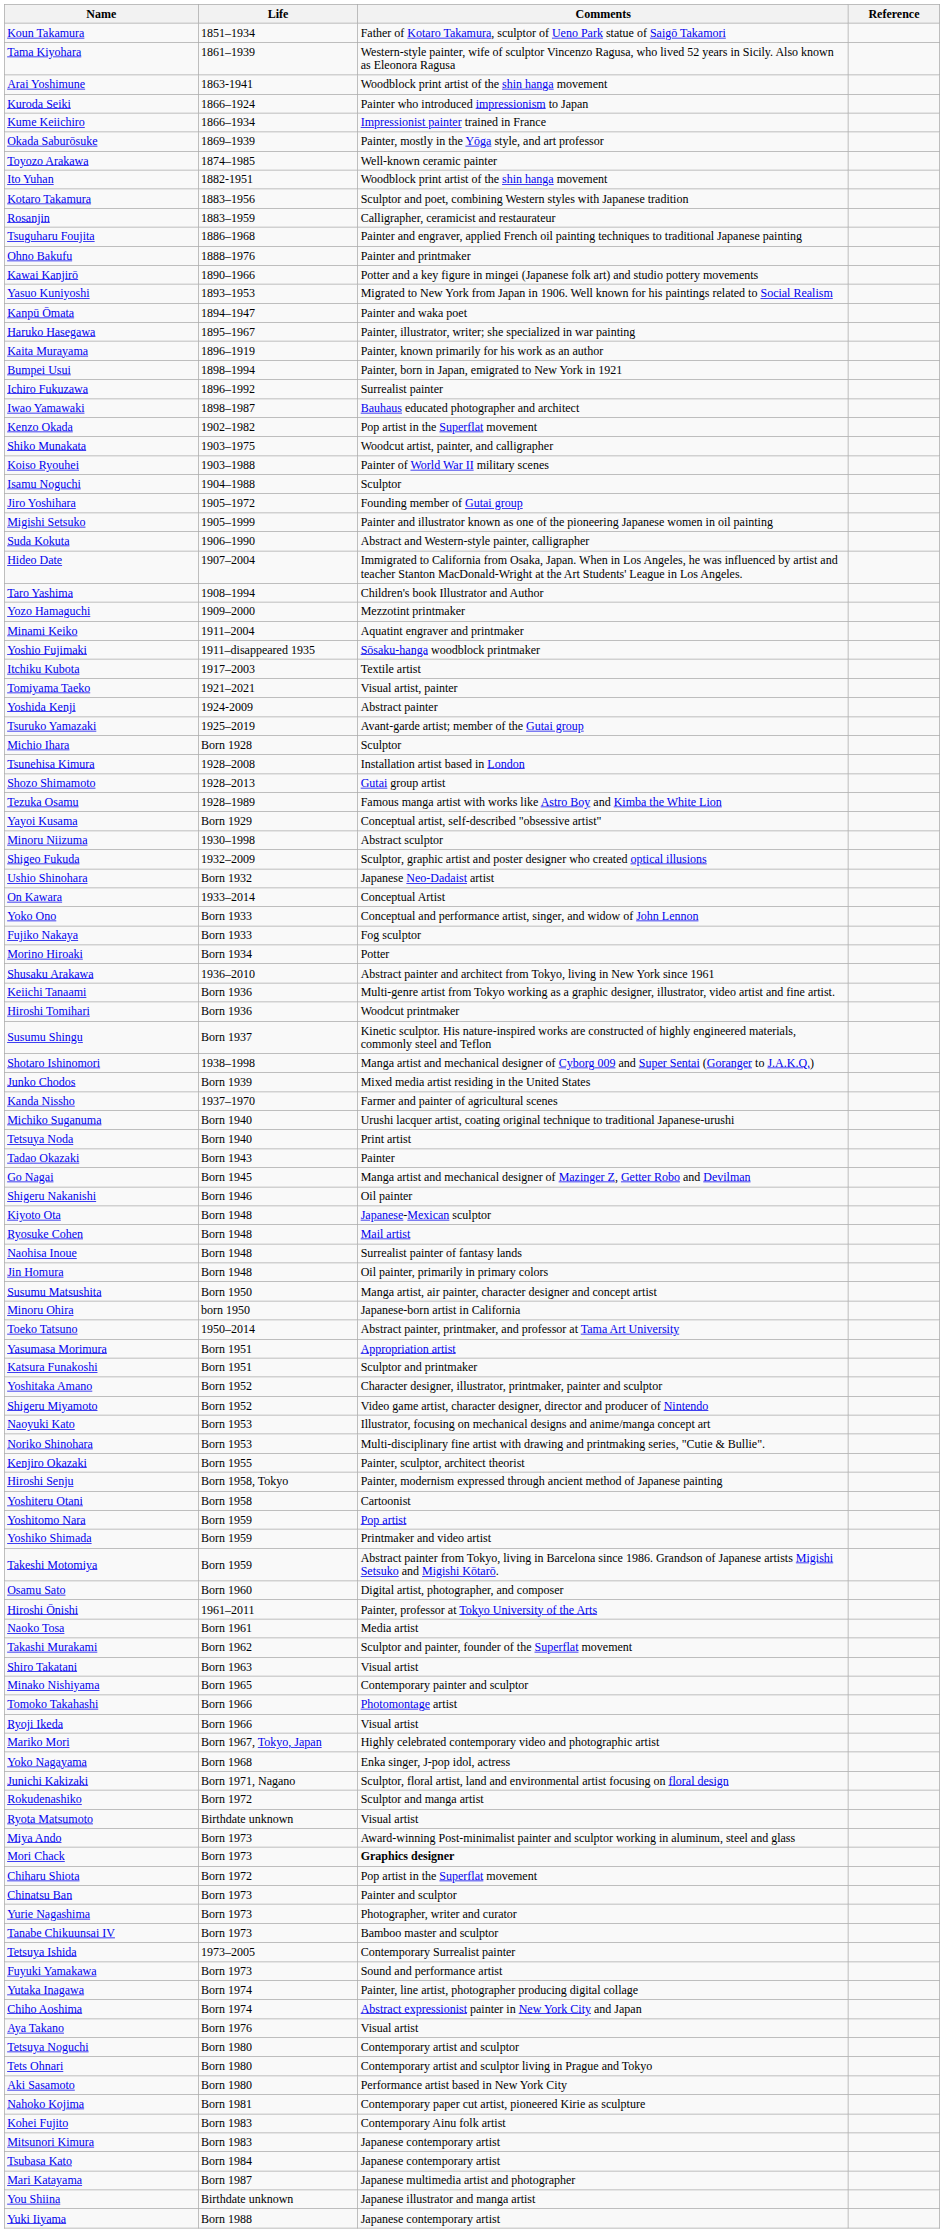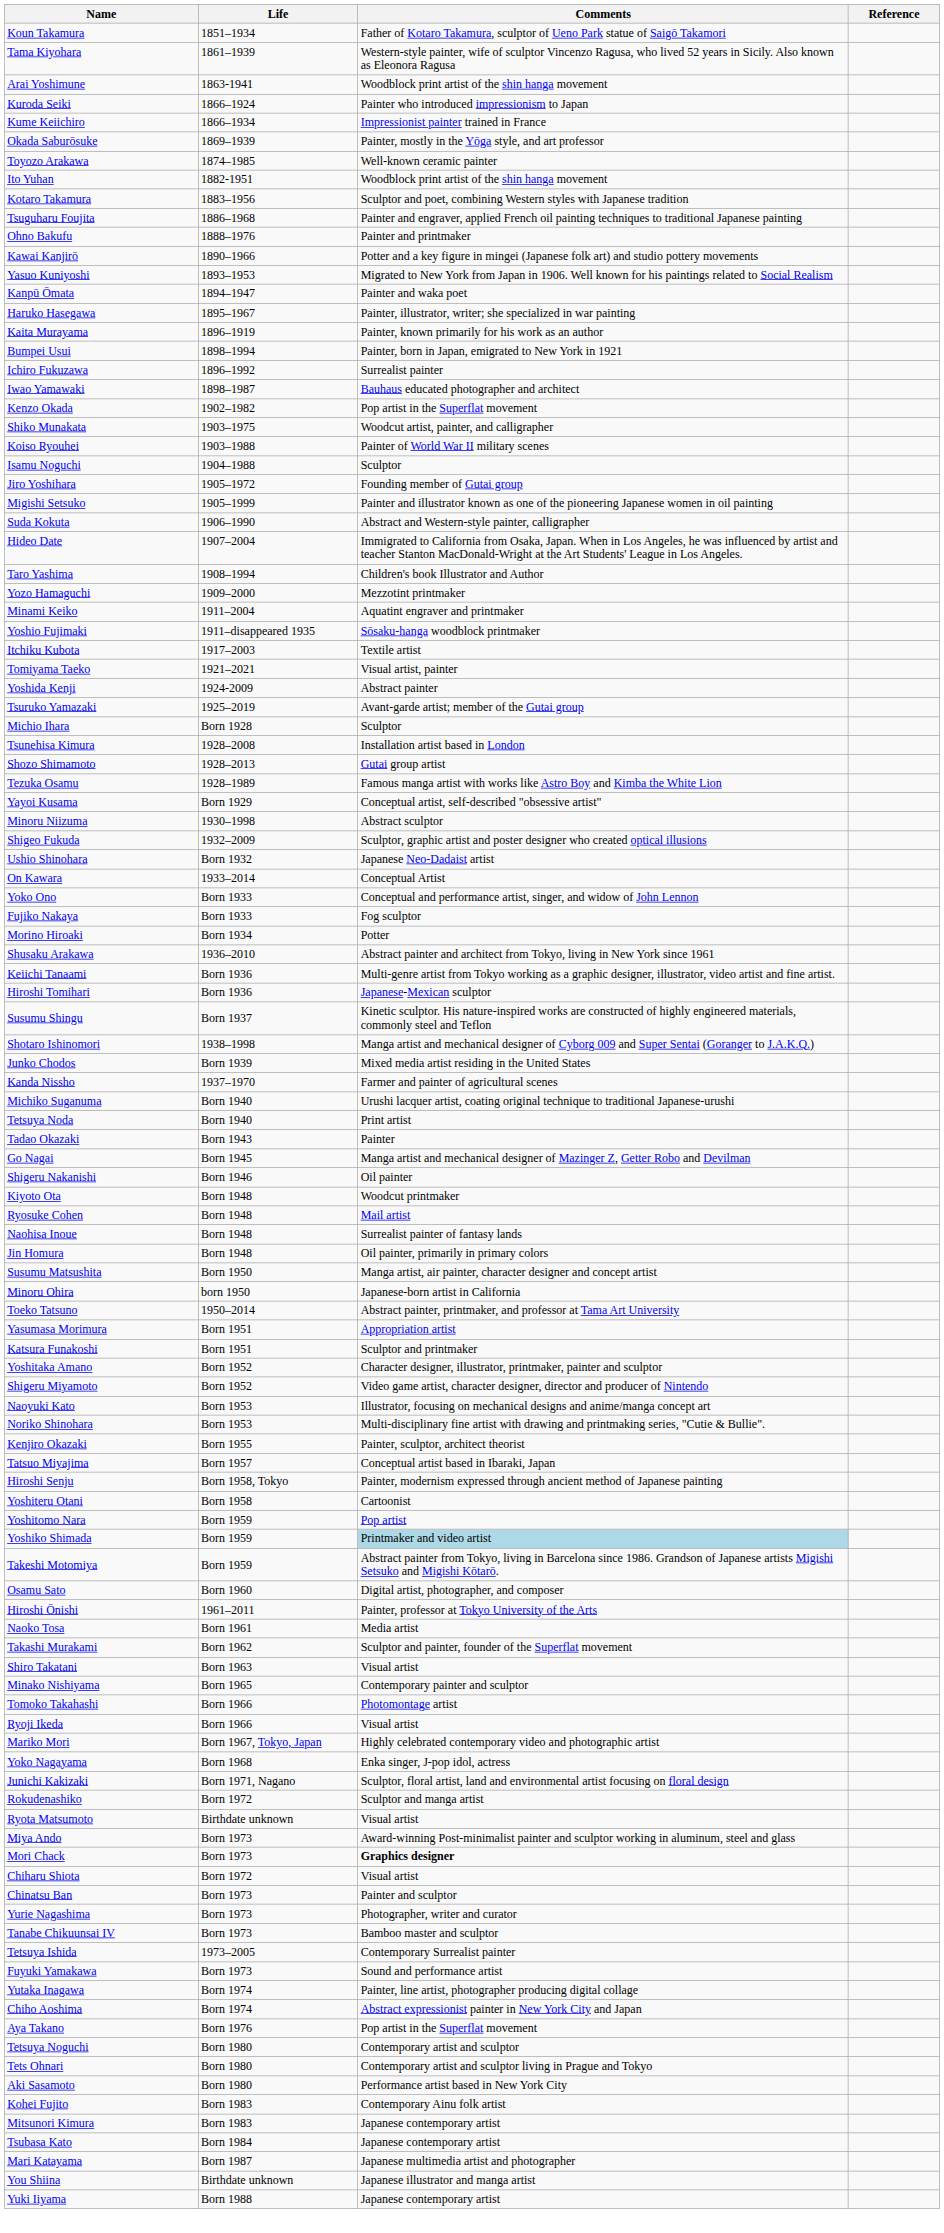- row: (28, 217)
(410, 1011) Woodcut printmaker -> (426, 992) Japanese-Mexican sculptor
(426, 1215) Japanese-Mexican sculptor -> (410, 1196) Woodcut printmaker
+ row: (48, 1462)
(426, 1538) no background -> (426, 1538) lightblue background
(449, 1875) Pop artist in the Superflat movement -> (390, 1875) Visual artist
(390, 2028) Visual artist -> (449, 2028) Pop artist in the Superflat movement
- row: (46, 2104)
